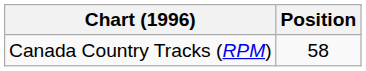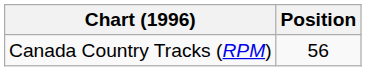(318, 50) 58 -> (318, 50) 56
